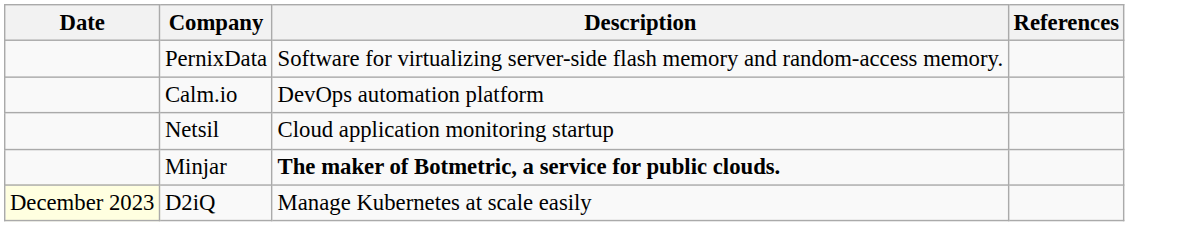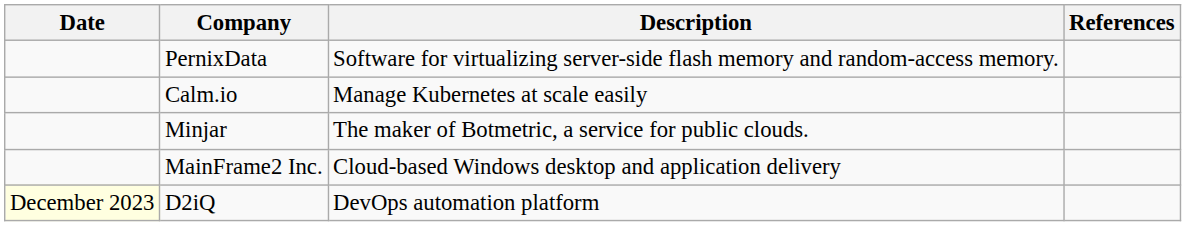(411, 94) DevOps automation platform -> (490, 94) Manage Kubernetes at scale easily
- row: (192, 130)
(529, 166) bold -> (571, 130) normal
+ row: (244, 166)
(435, 202) Manage Kubernetes at scale easily -> (466, 202) DevOps automation platform
